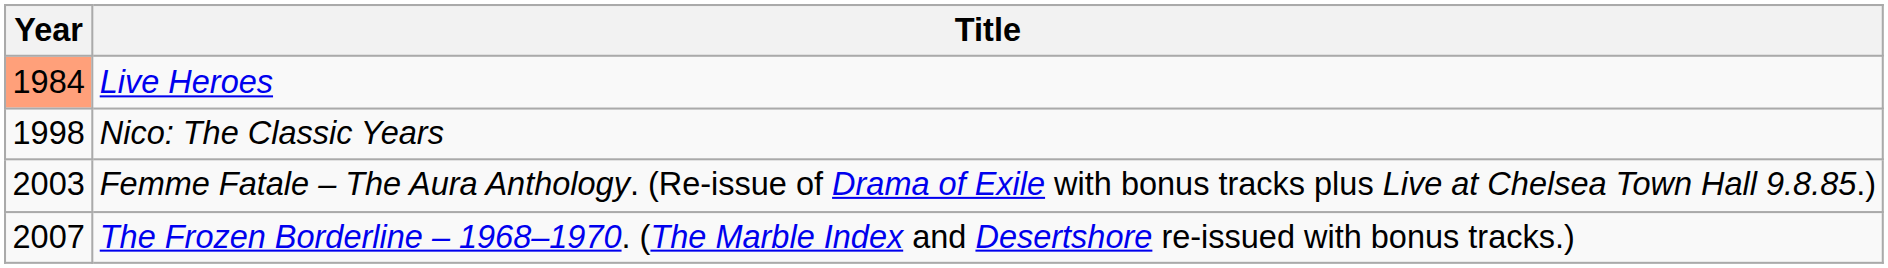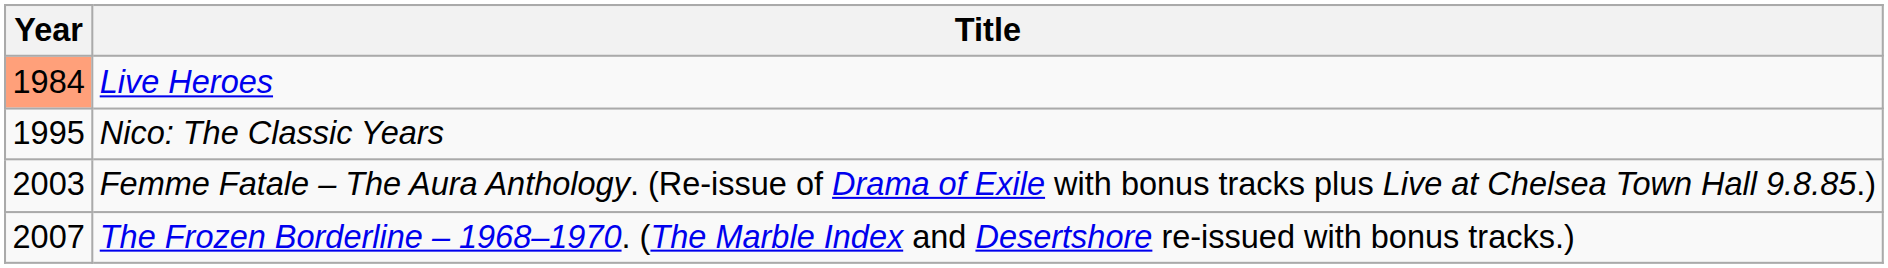(49, 133) 1998 -> (49, 133) 1995
